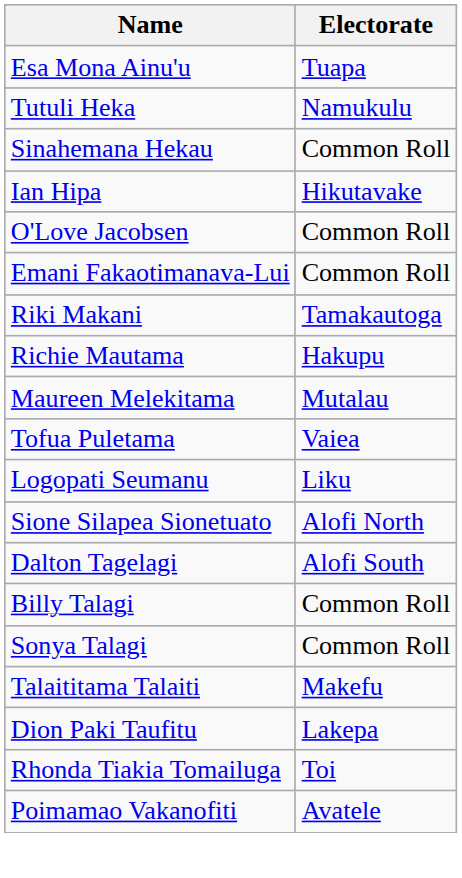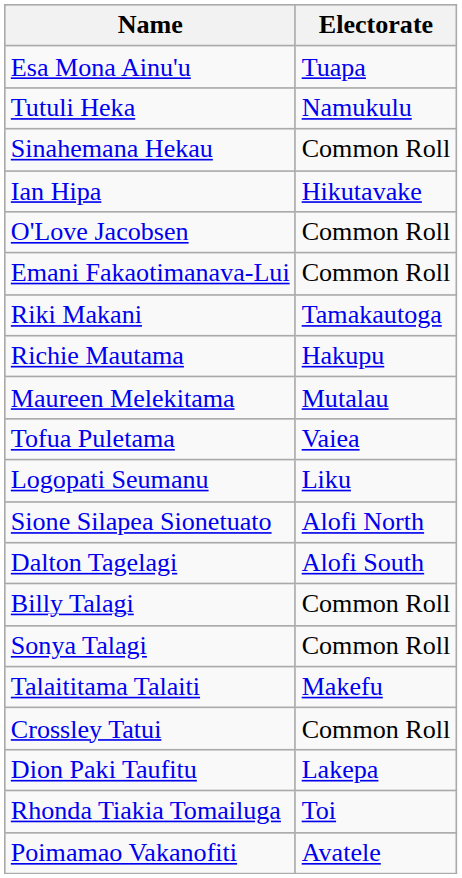+ row: (86, 728)
